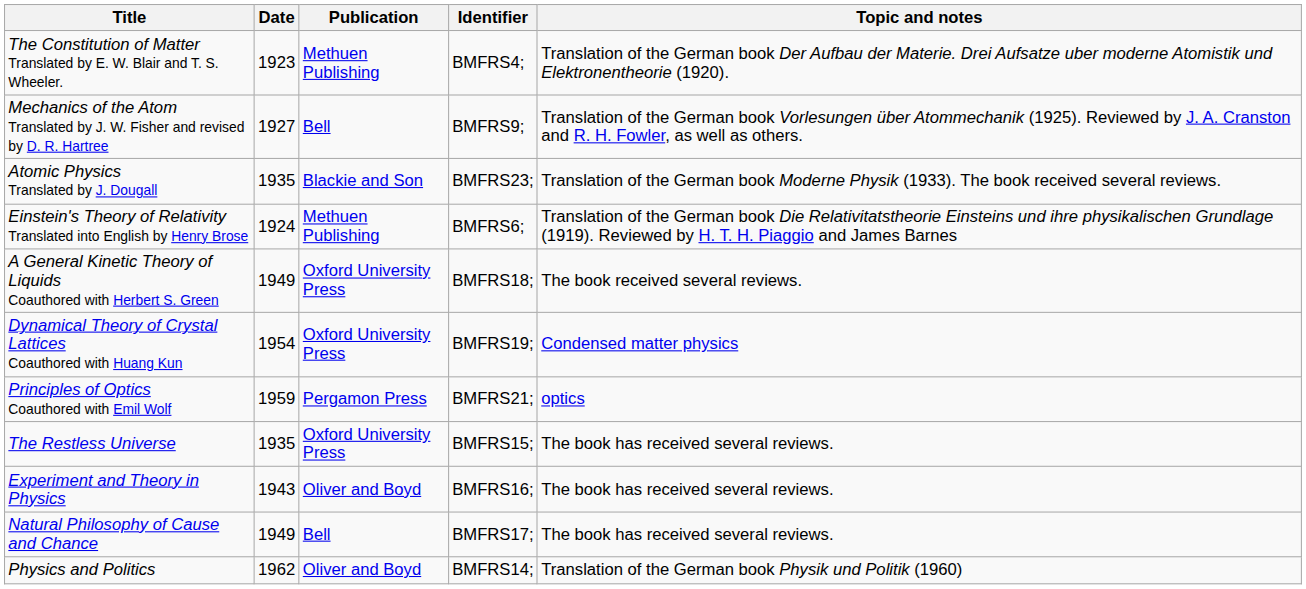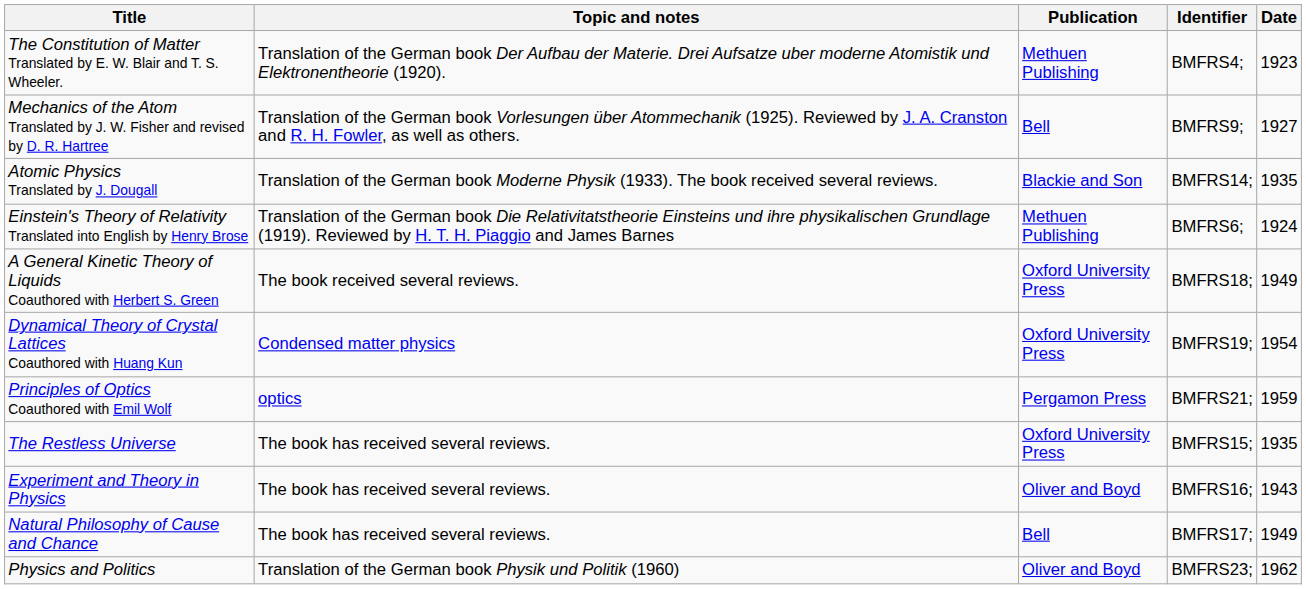columns swapped: (277, 17) <-> (919, 17)
(493, 181) BMFRS23; -> (1212, 181) BMFRS14;
(493, 570) BMFRS14; -> (1212, 570) BMFRS23;
